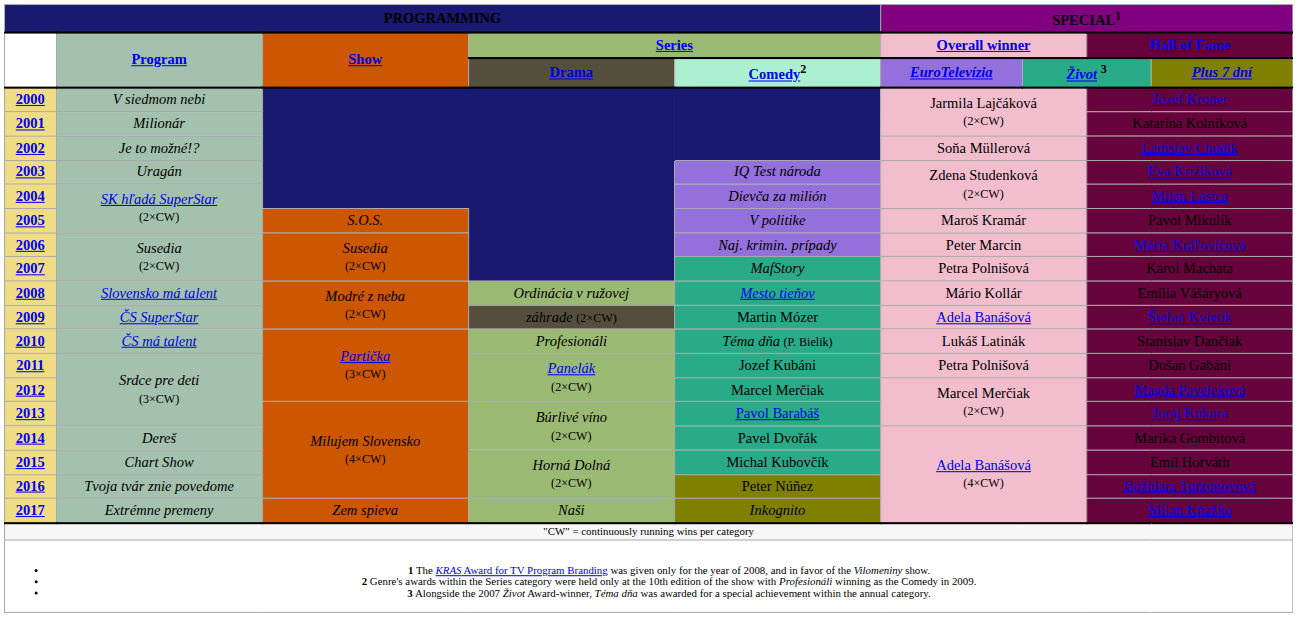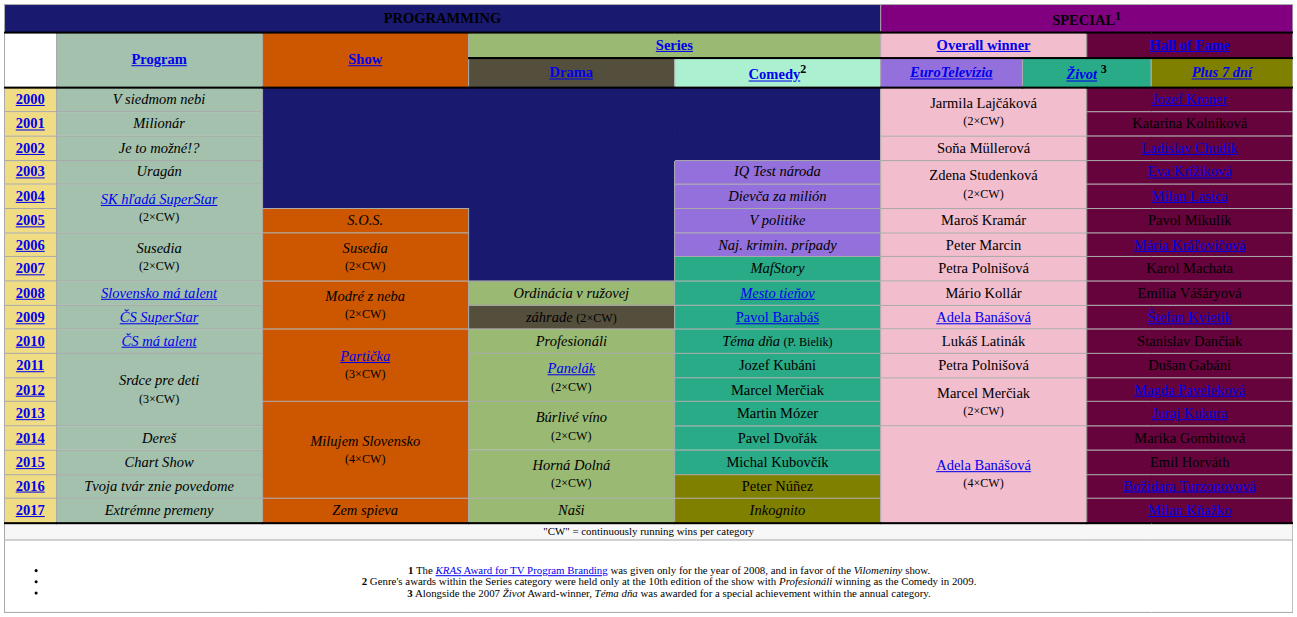(777, 317) Martin Mózer -> (777, 317) Pavol Barabáš
(777, 414) Pavol Barabáš -> (777, 414) Martin Mózer
